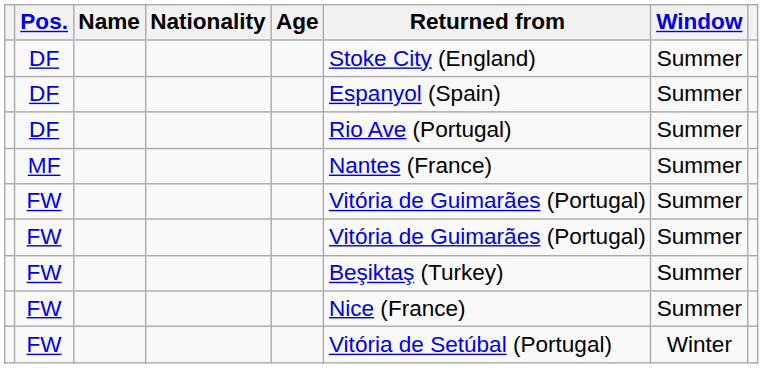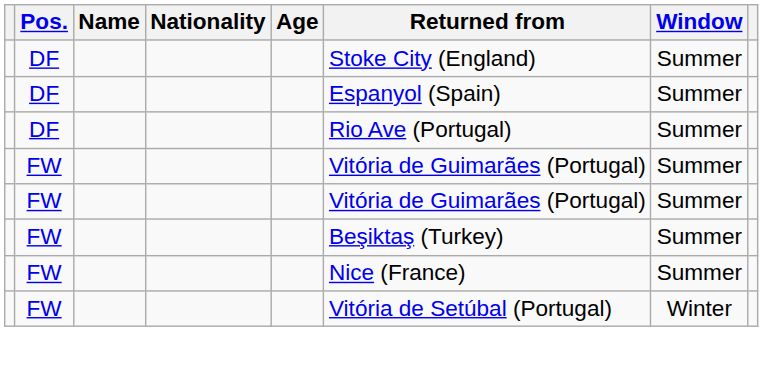- row: (10, 166)
